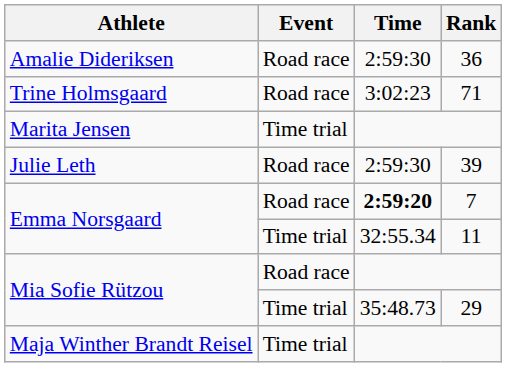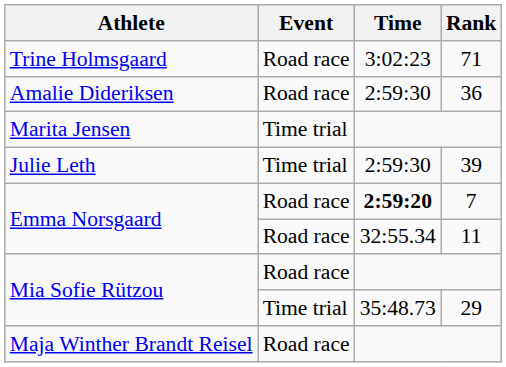rows swapped: (92, 58) <-> (88, 93)
(306, 165) Road race -> (305, 165) Time trial
(305, 236) Time trial -> (306, 236) Road race
(305, 343) Time trial -> (306, 343) Road race
